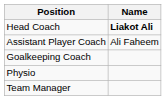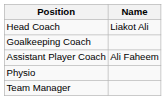(132, 27) bold -> (129, 27) normal
rows swapped: (56, 42) <-> (49, 57)
